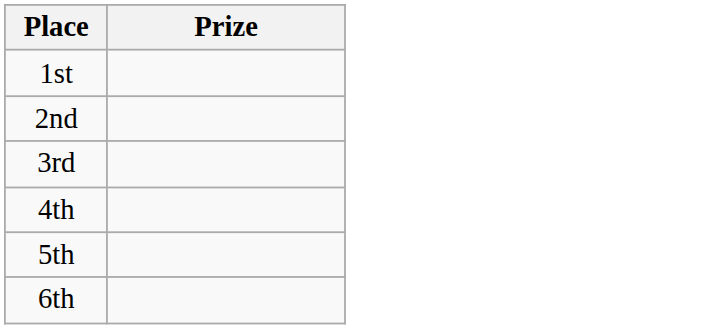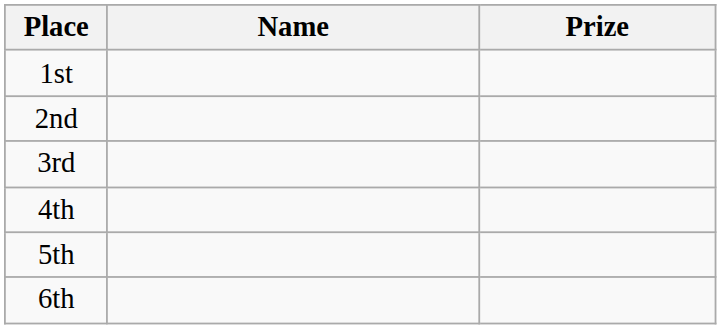+ column: (293, 27)
